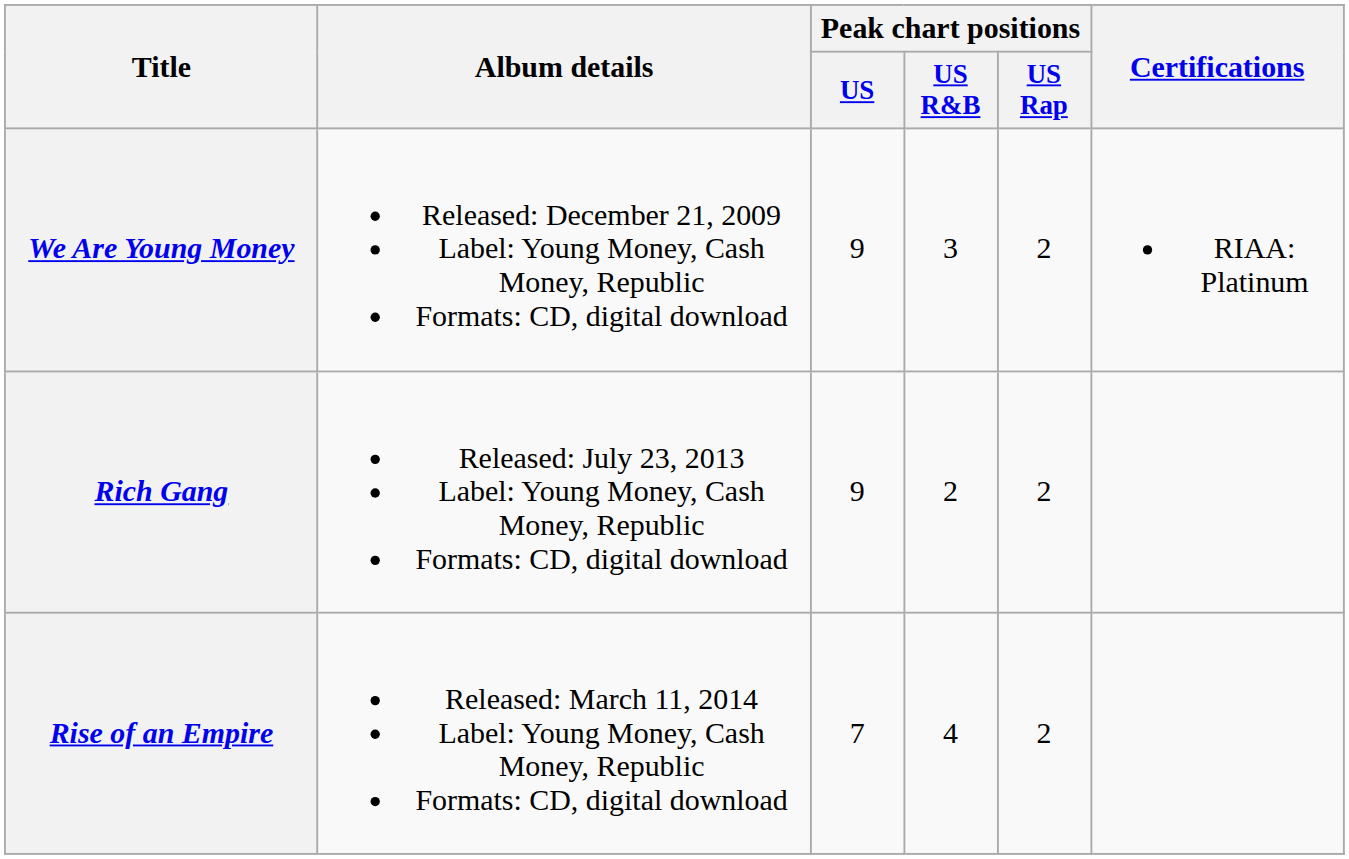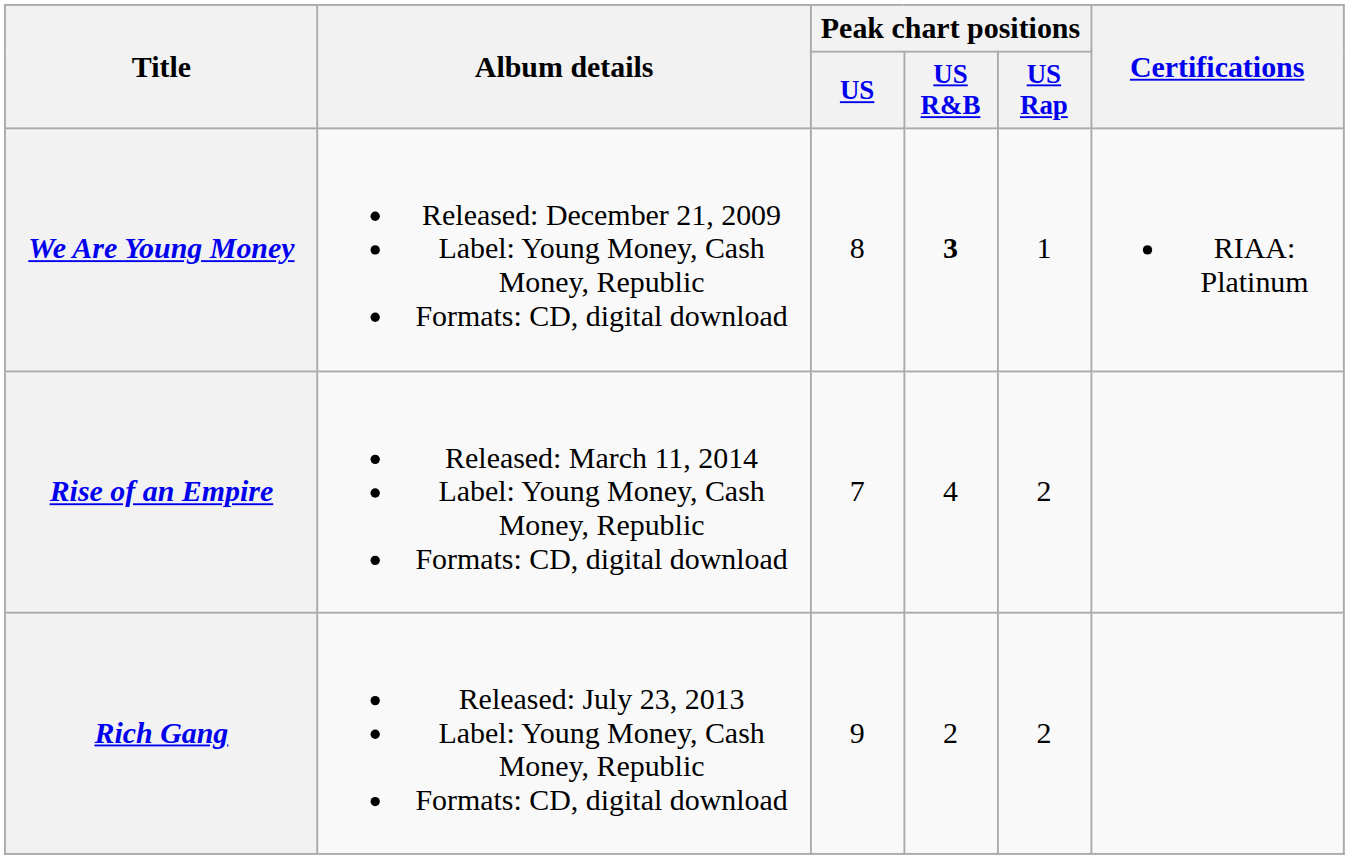(857, 249) 9 -> (857, 249) 8
(951, 249) normal -> (951, 249) bold
(1044, 249) 2 -> (1044, 249) 1
rows swapped: (161, 491) <-> (161, 732)
